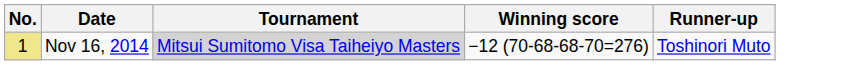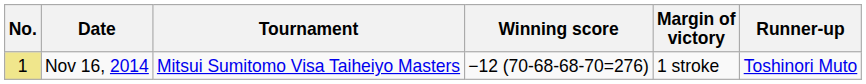+ column: (696, 28)
(309, 46) lightgrey background -> (309, 66) no background
